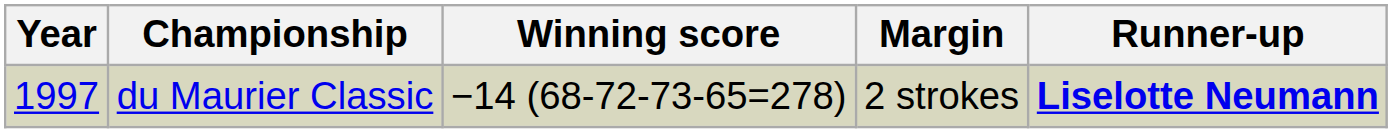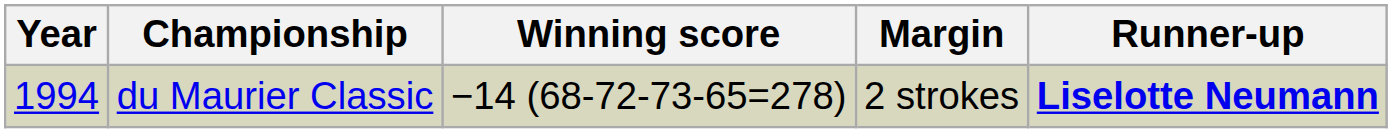(57, 95) 1997 -> (57, 95) 1994
